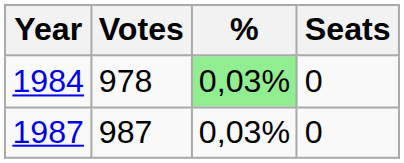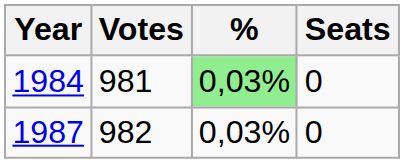(126, 81) 978 -> (126, 81) 981
(126, 132) 987 -> (126, 132) 982
